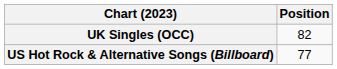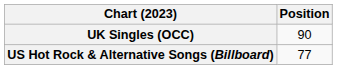(304, 34) 82 -> (304, 34) 90
